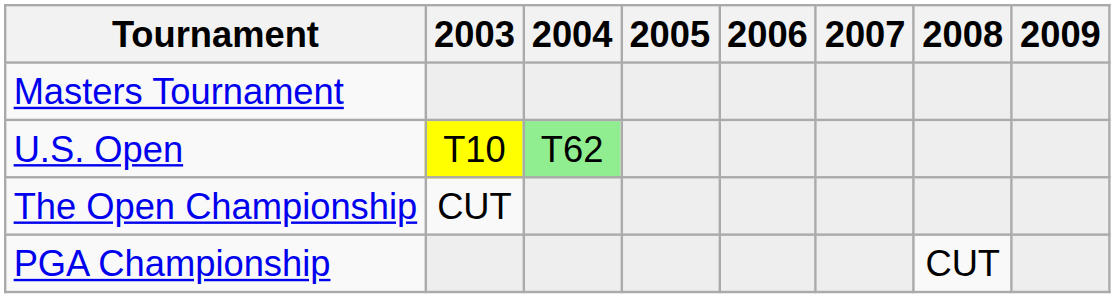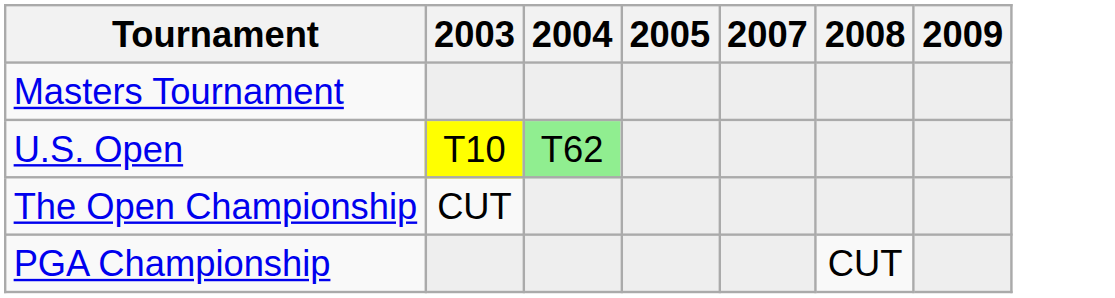- column: (767, 34)
